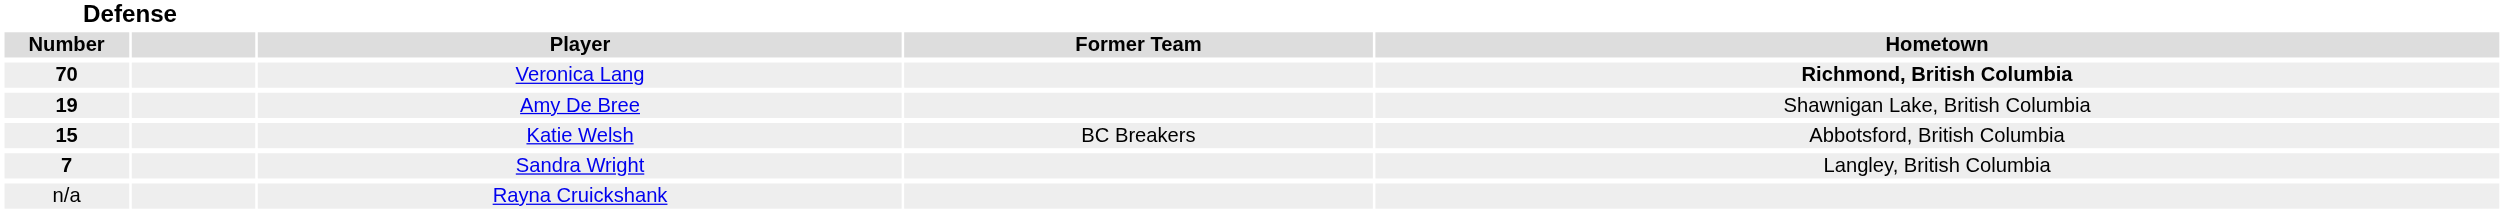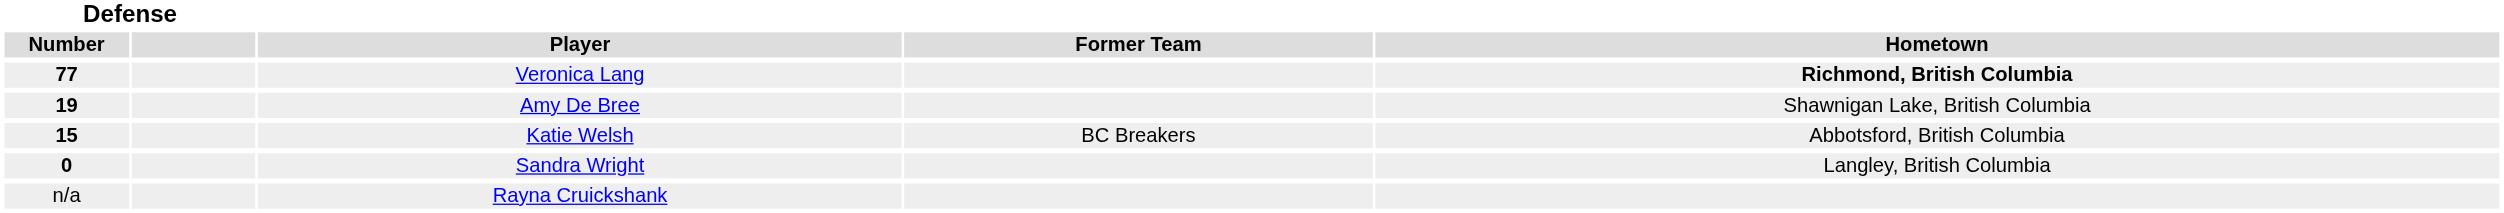(67, 74) 70 -> (67, 74) 77
(67, 165) 7 -> (67, 165) 0
